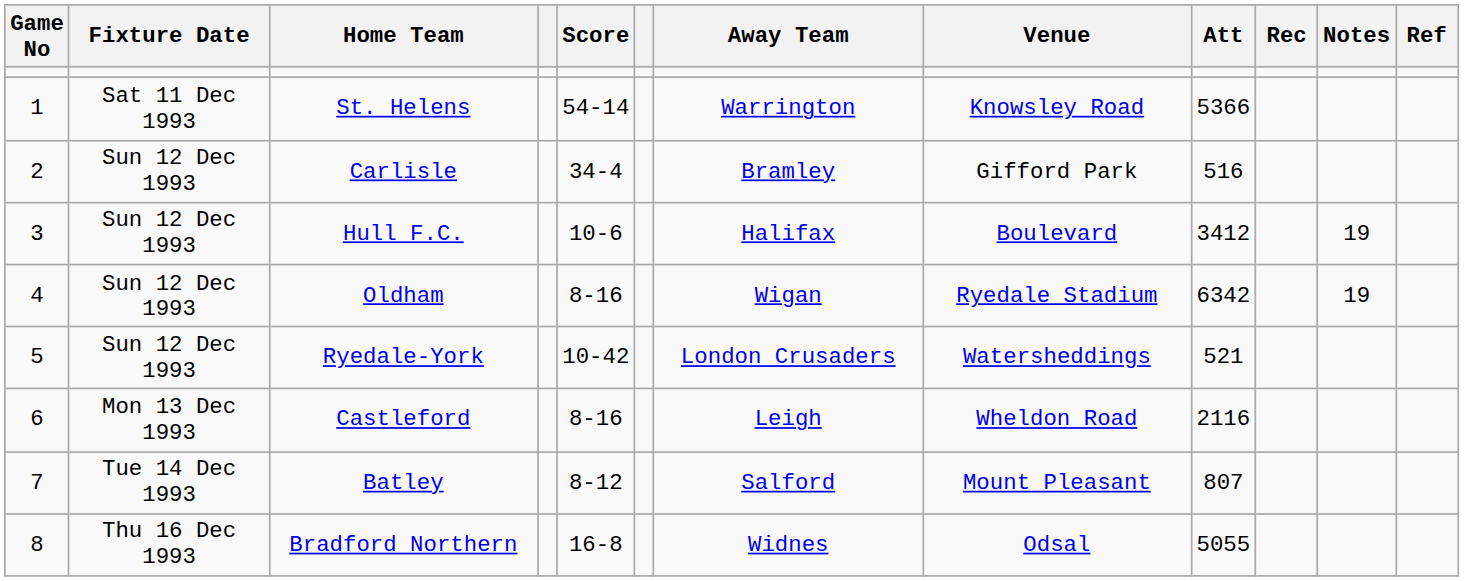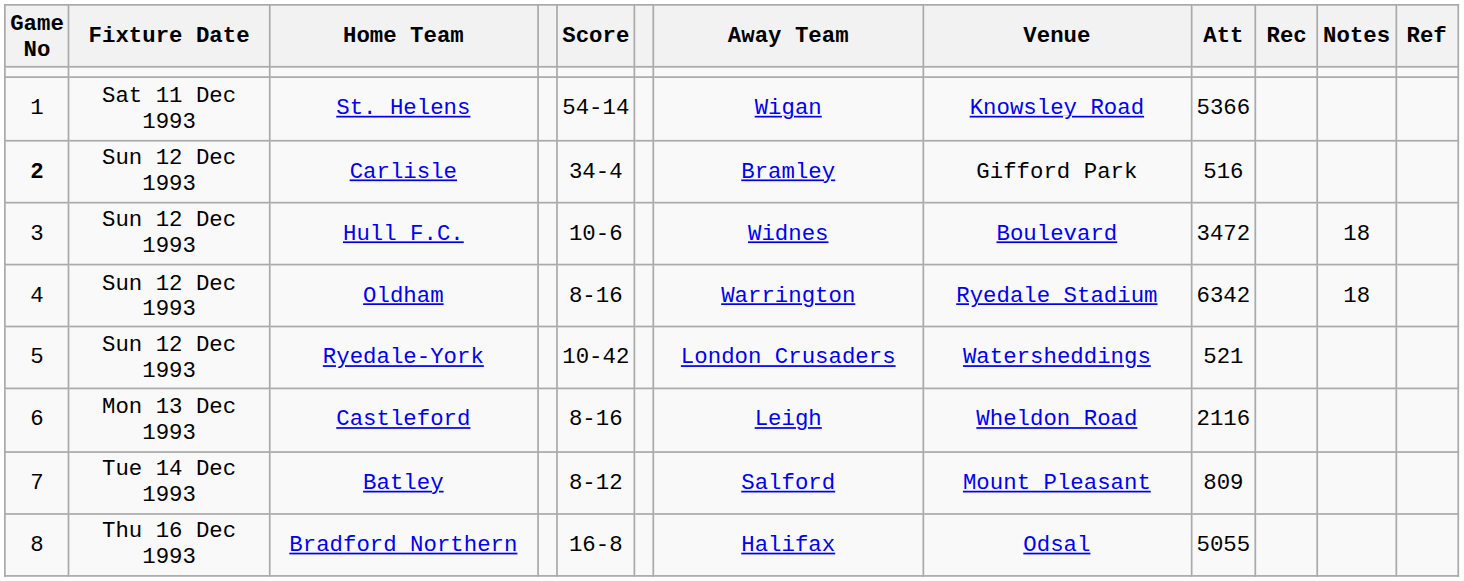(788, 109) Warrington -> (788, 109) Wigan
(37, 171) normal -> (37, 171) bold
(788, 233) Halifax -> (788, 233) Widnes
(1223, 233) 3412 -> (1223, 233) 3472
(1357, 233) 19 -> (1357, 233) 18
(788, 296) Wigan -> (788, 296) Warrington
(1357, 296) 19 -> (1357, 296) 18
(1223, 482) 807 -> (1223, 482) 809
(788, 545) Widnes -> (788, 545) Halifax
